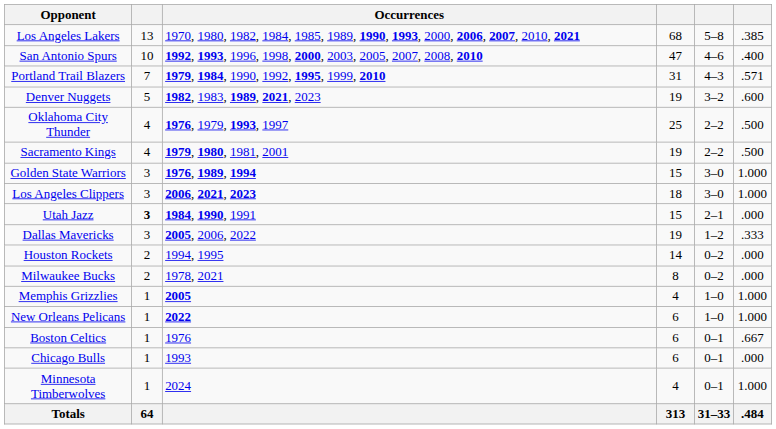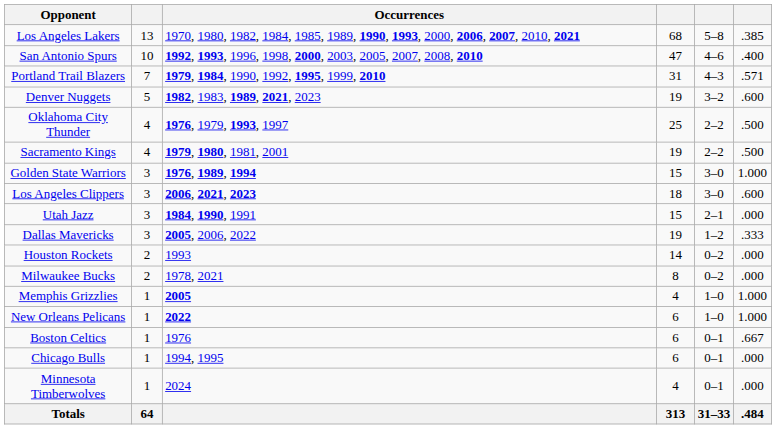(752, 193) 1.000 -> (752, 193) .600
(147, 214) bold -> (147, 214) normal
(194, 255) 1994, 1995 -> (178, 255) 1993
(178, 358) 1993 -> (194, 358) 1994, 1995
(752, 386) 1.000 -> (752, 386) .000
